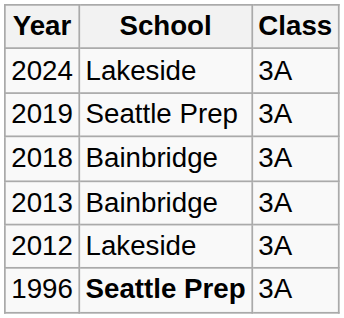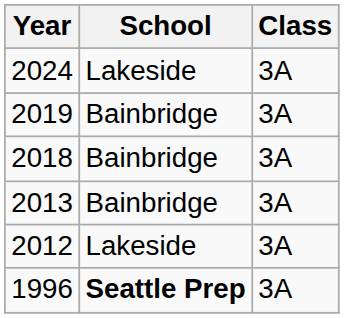(162, 114) Seattle Prep -> (152, 114) Bainbridge
